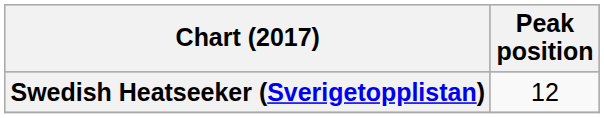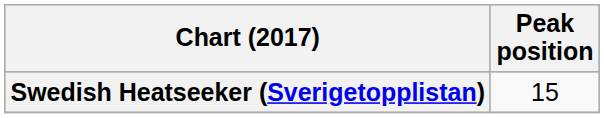(545, 91) 12 -> (545, 91) 15
